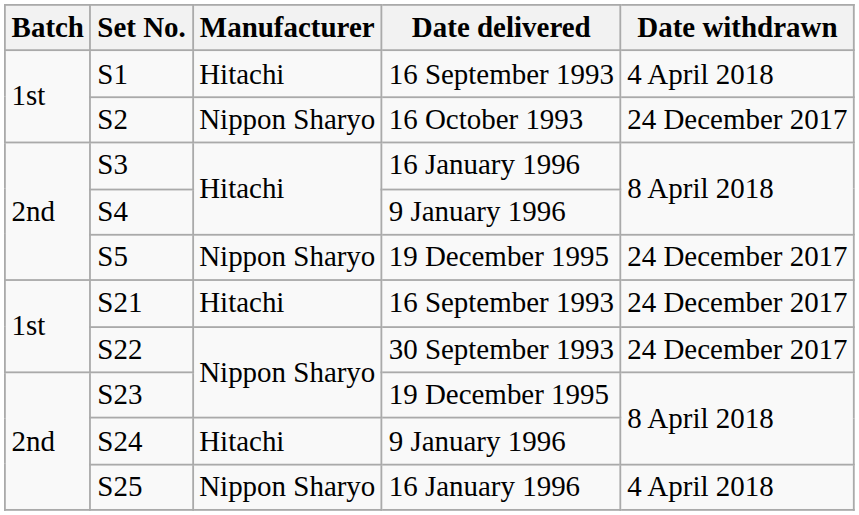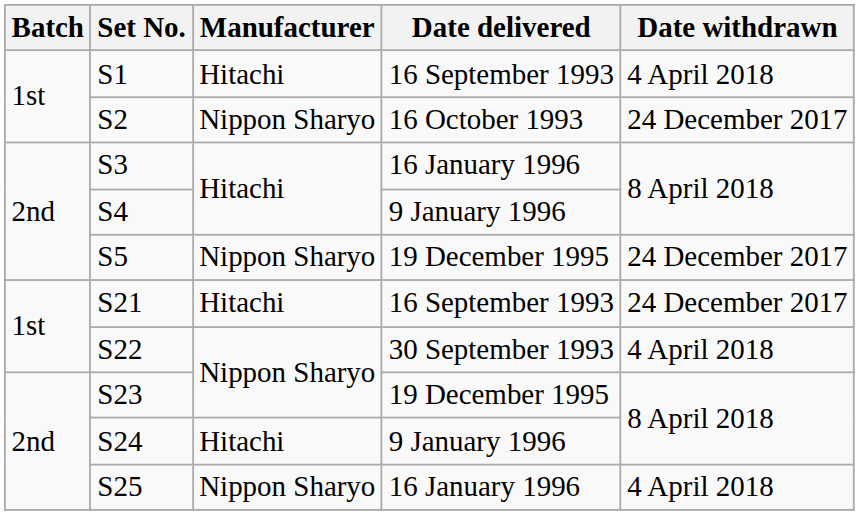(737, 348) 24 December 2017 -> (700, 348) 4 April 2018
